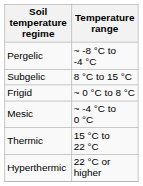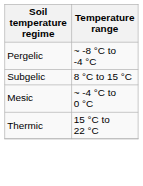- row: (20, 93)
- row: (37, 168)
